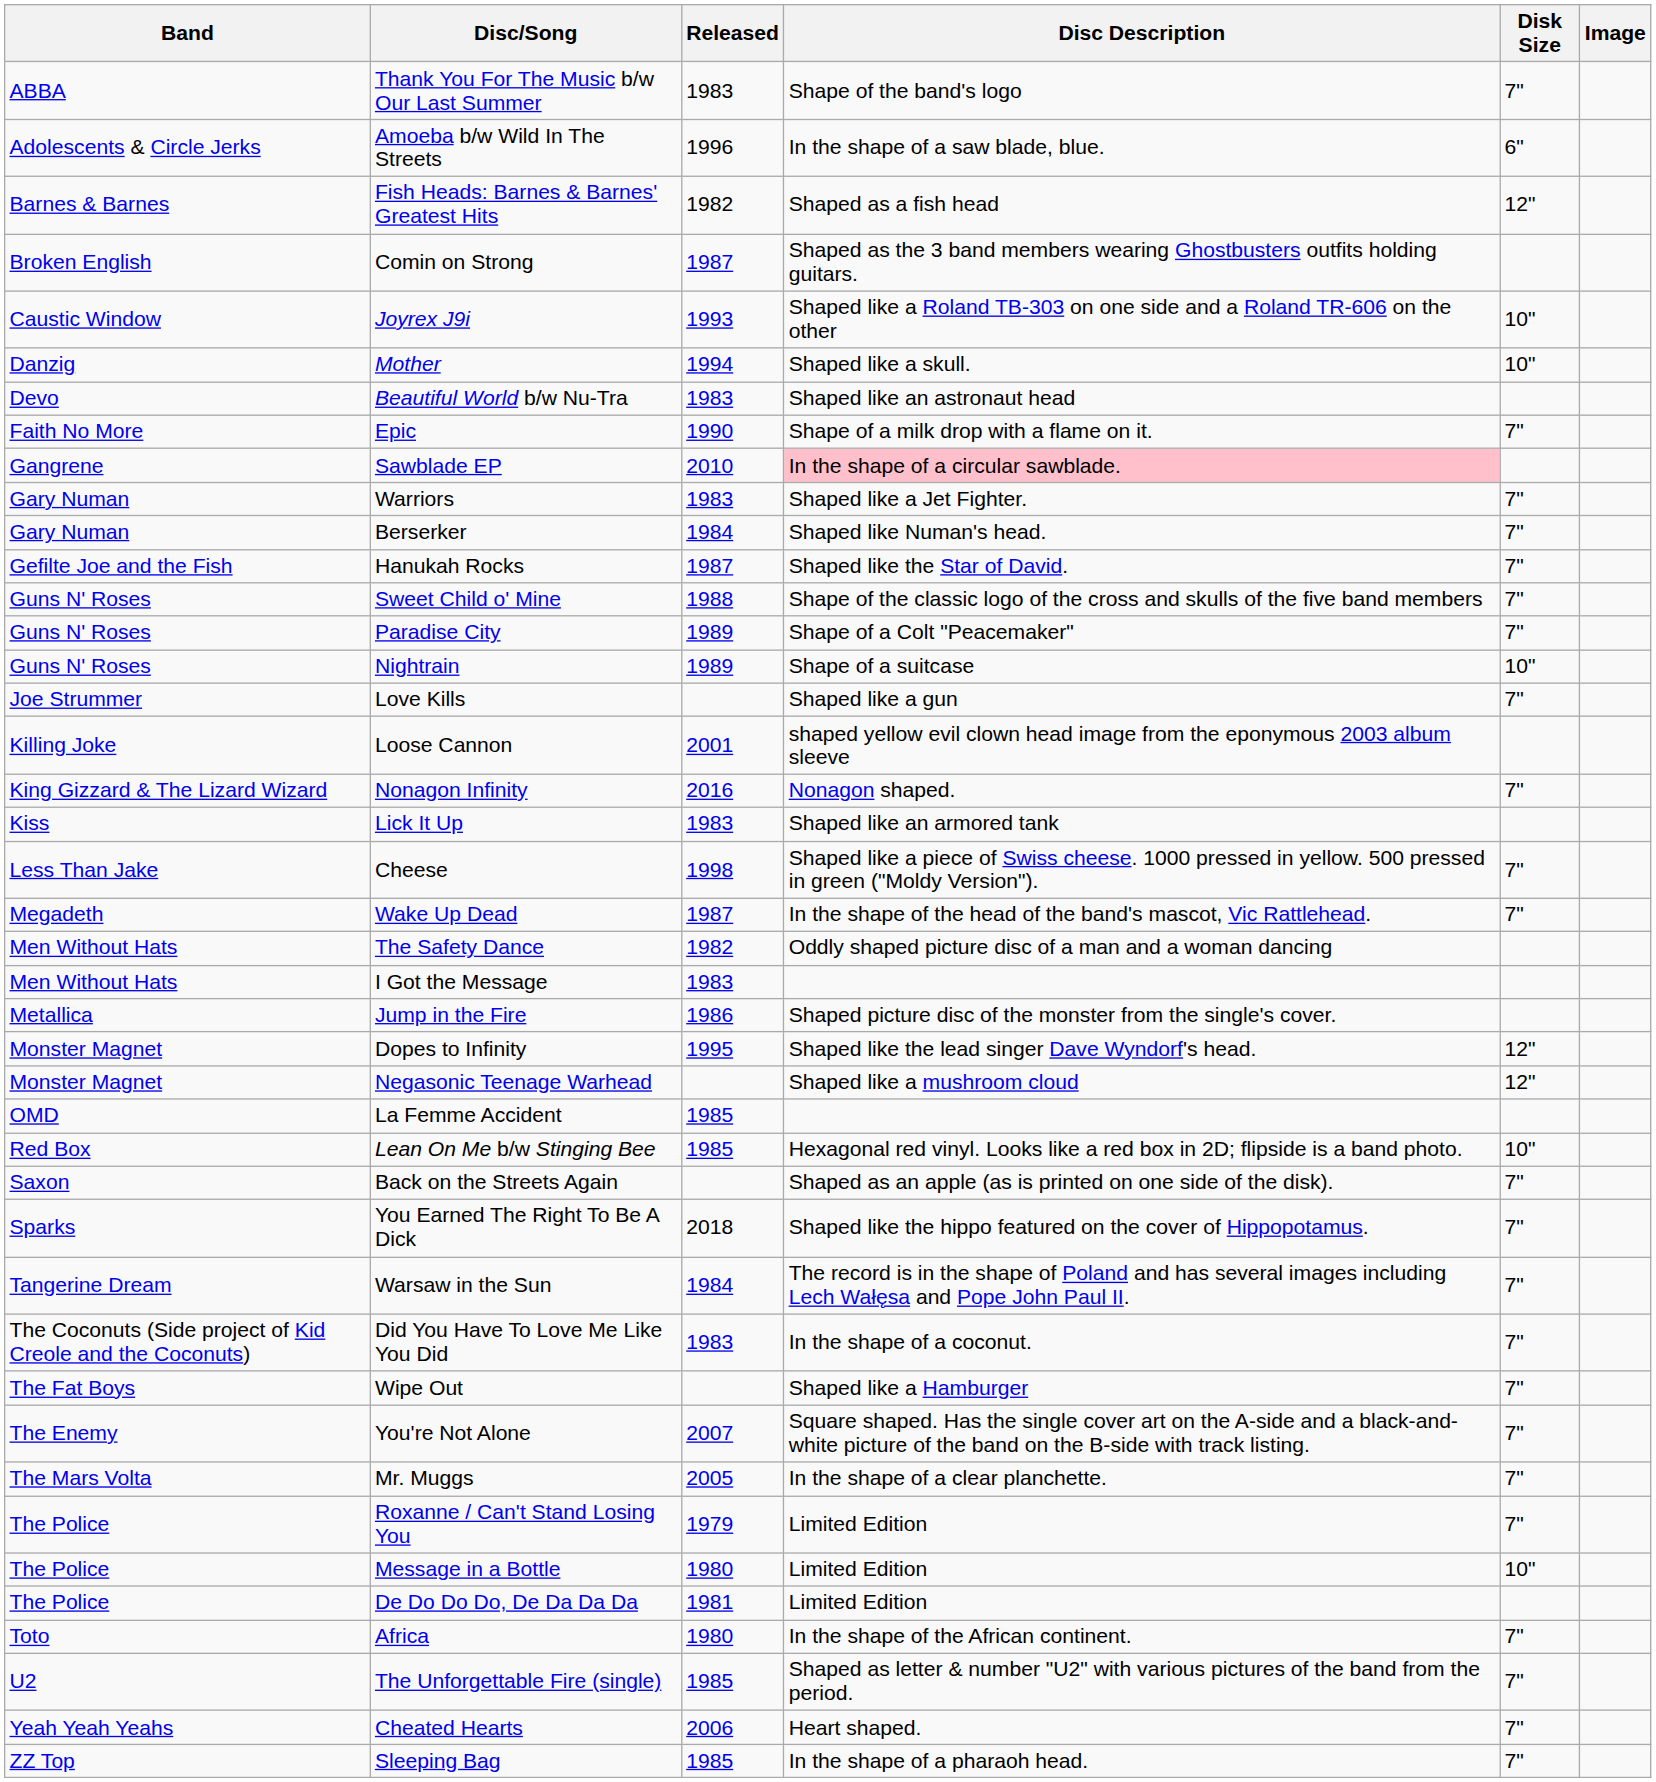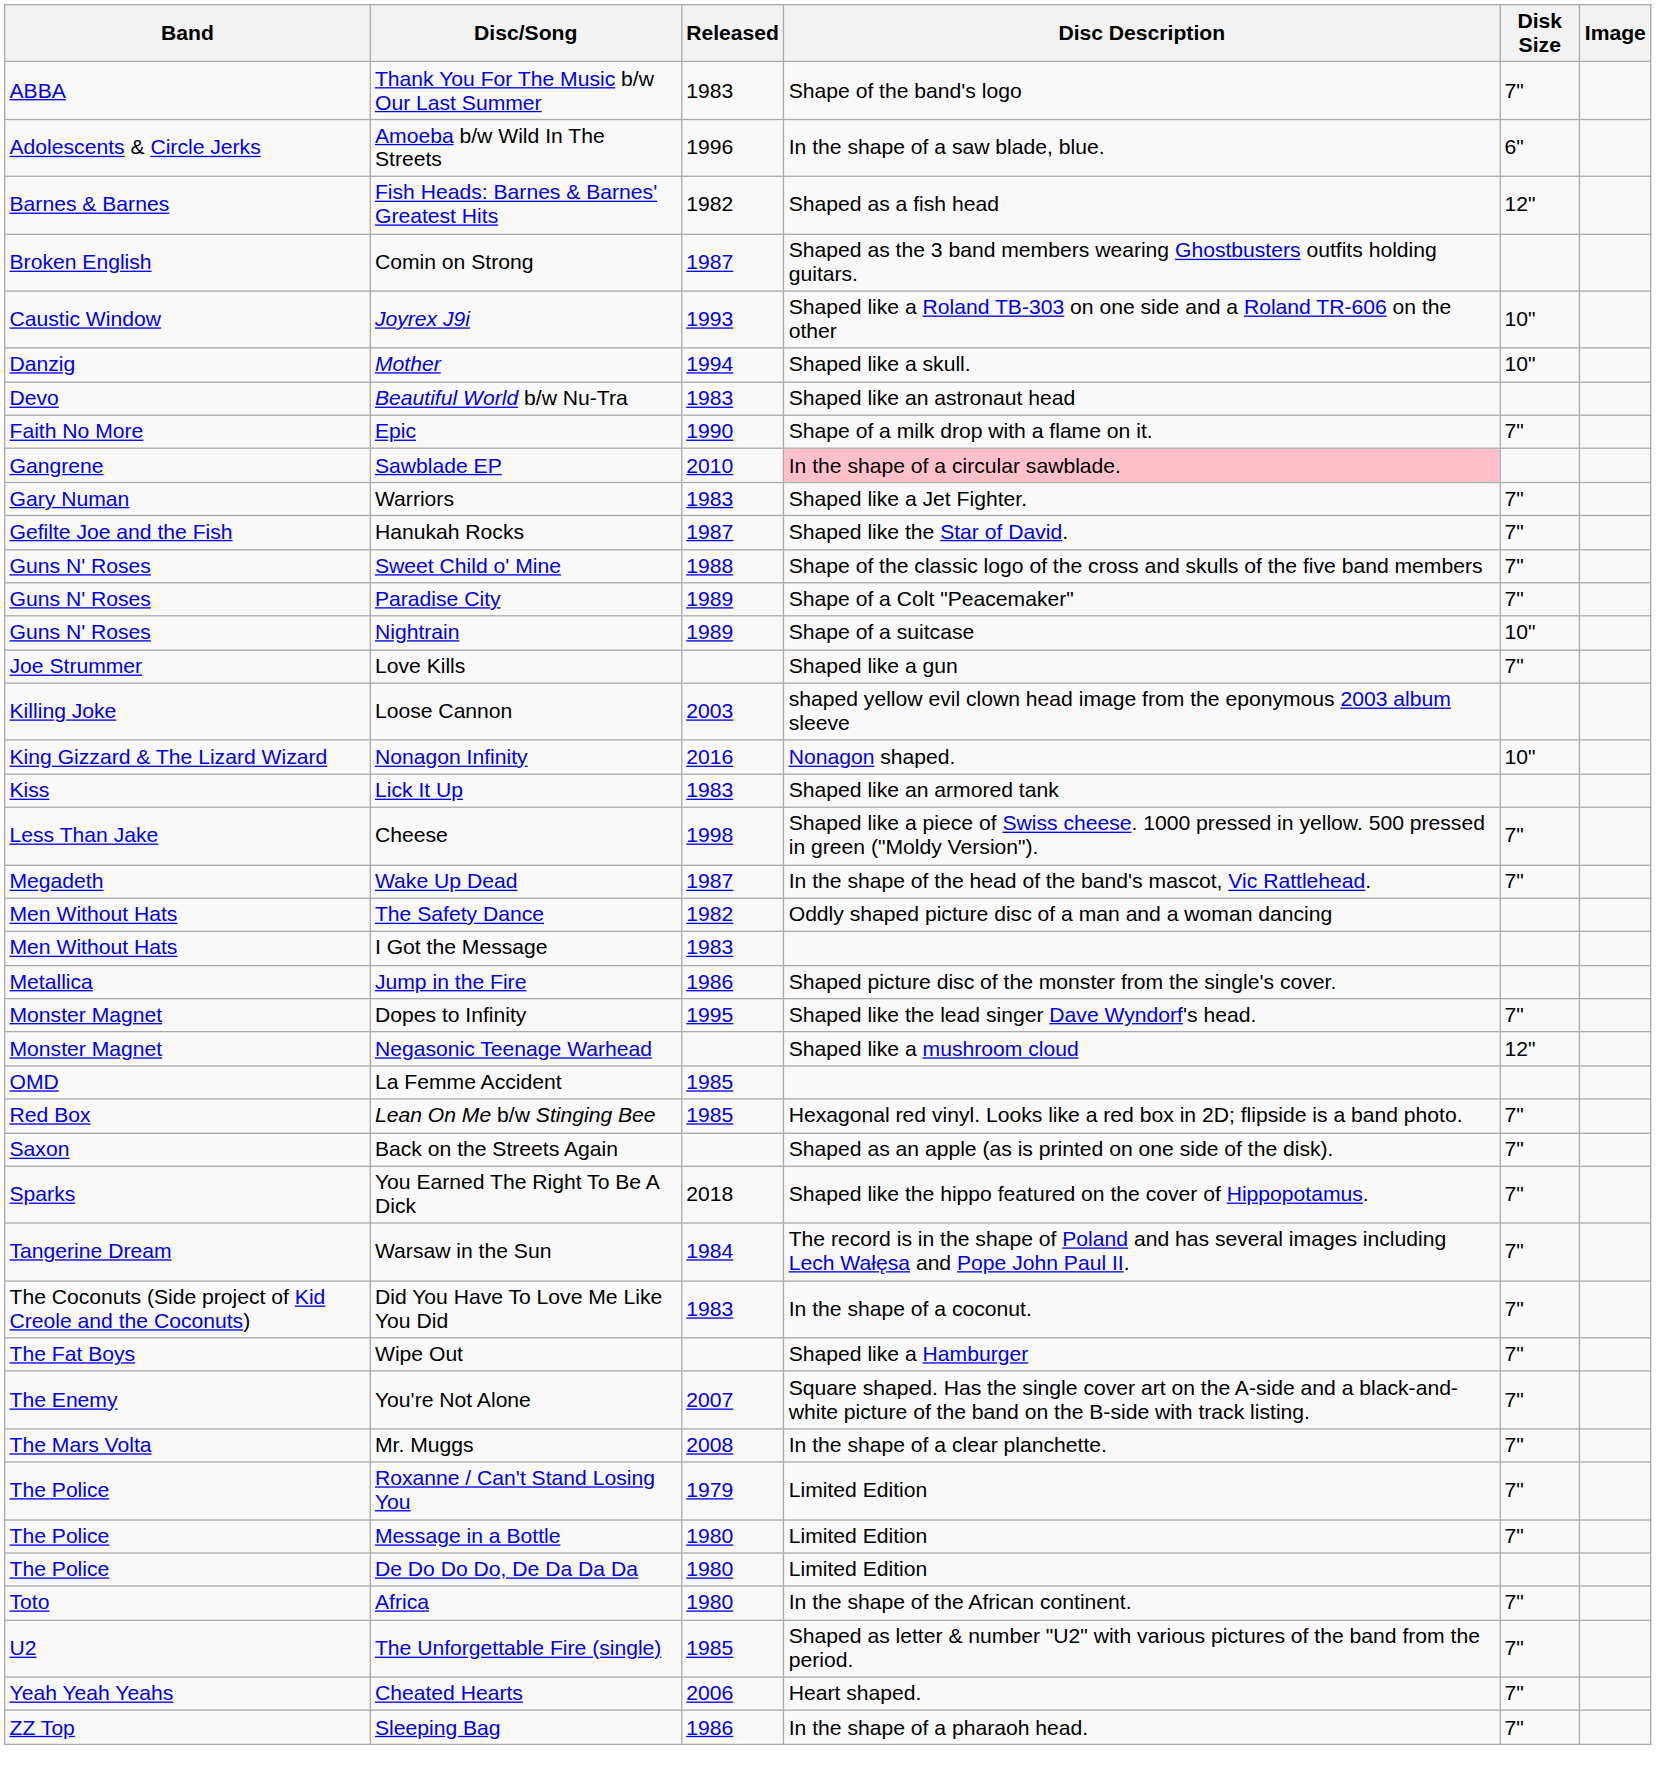- row: (421, 532)
(710, 745) 2001 -> (710, 711) 2003
(1514, 790) 7" -> (1520, 756) 10"
(1520, 1048) 12" -> (1514, 1015) 7"
(1520, 1149) 10" -> (1514, 1115) 7"
(710, 1478) 2005 -> (710, 1445) 2008
(1520, 1569) 10" -> (1514, 1535) 7"
(710, 1602) 1981 -> (710, 1569) 1980
(710, 1760) 1985 -> (710, 1727) 1986
